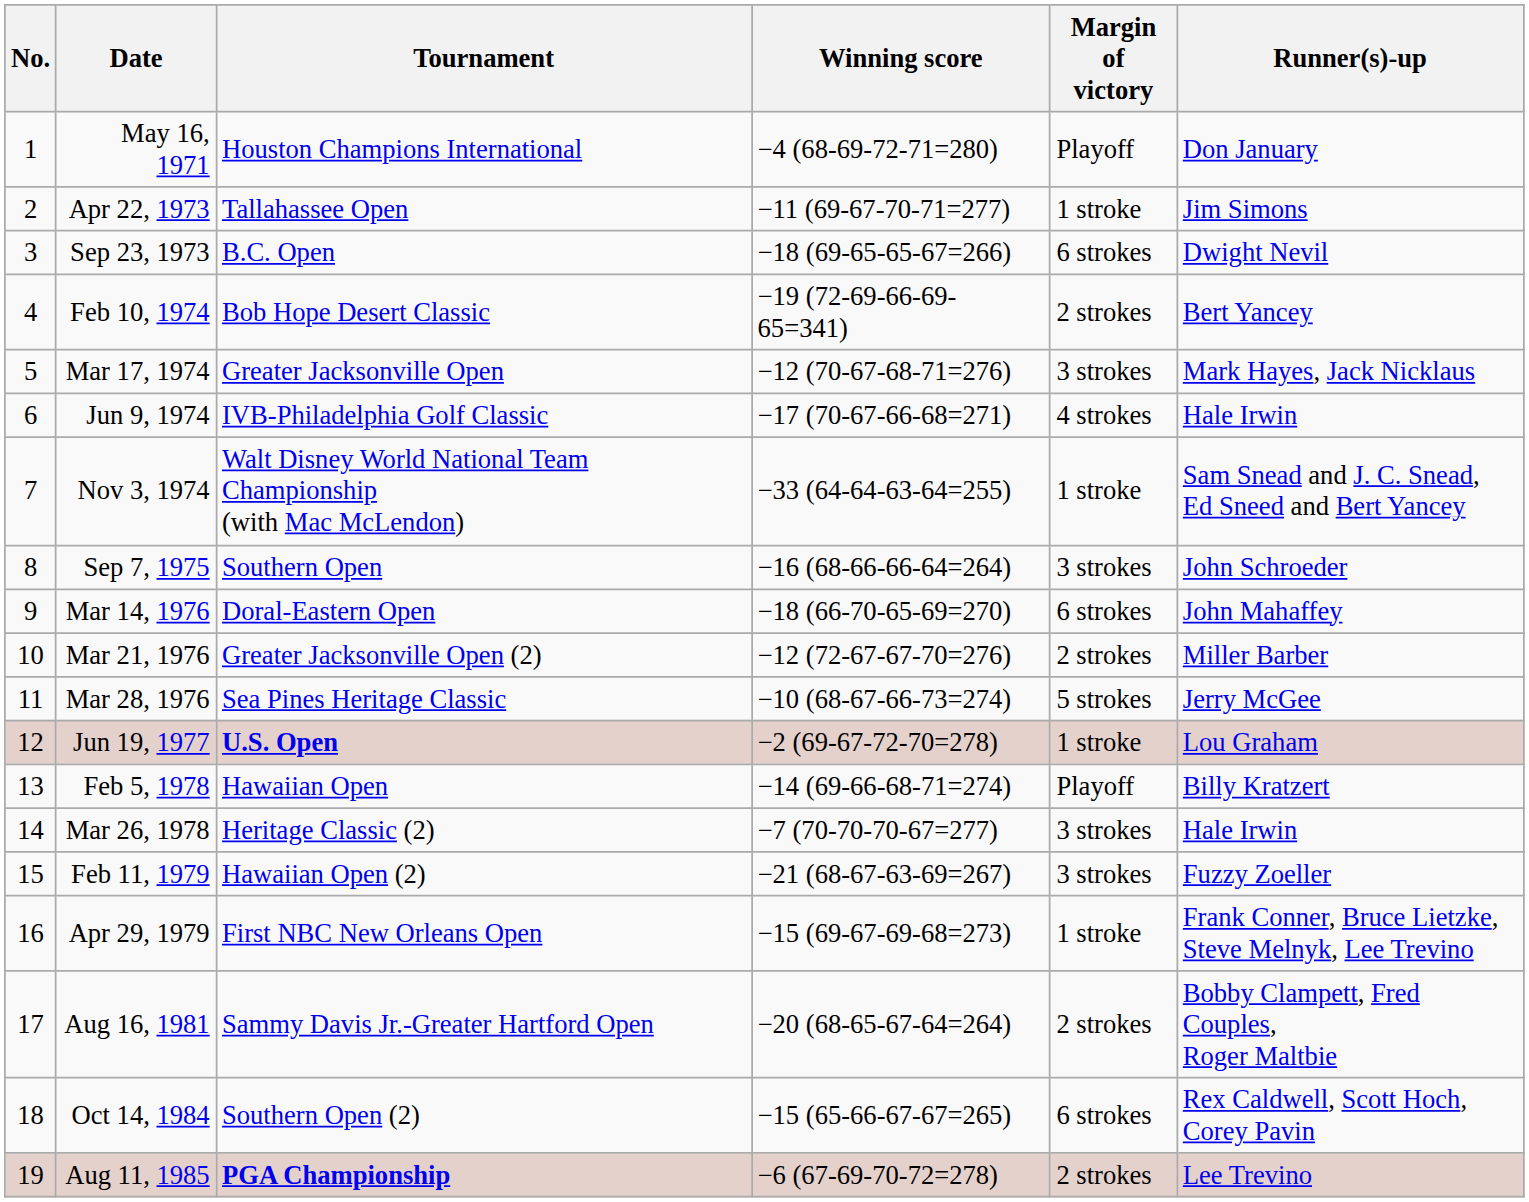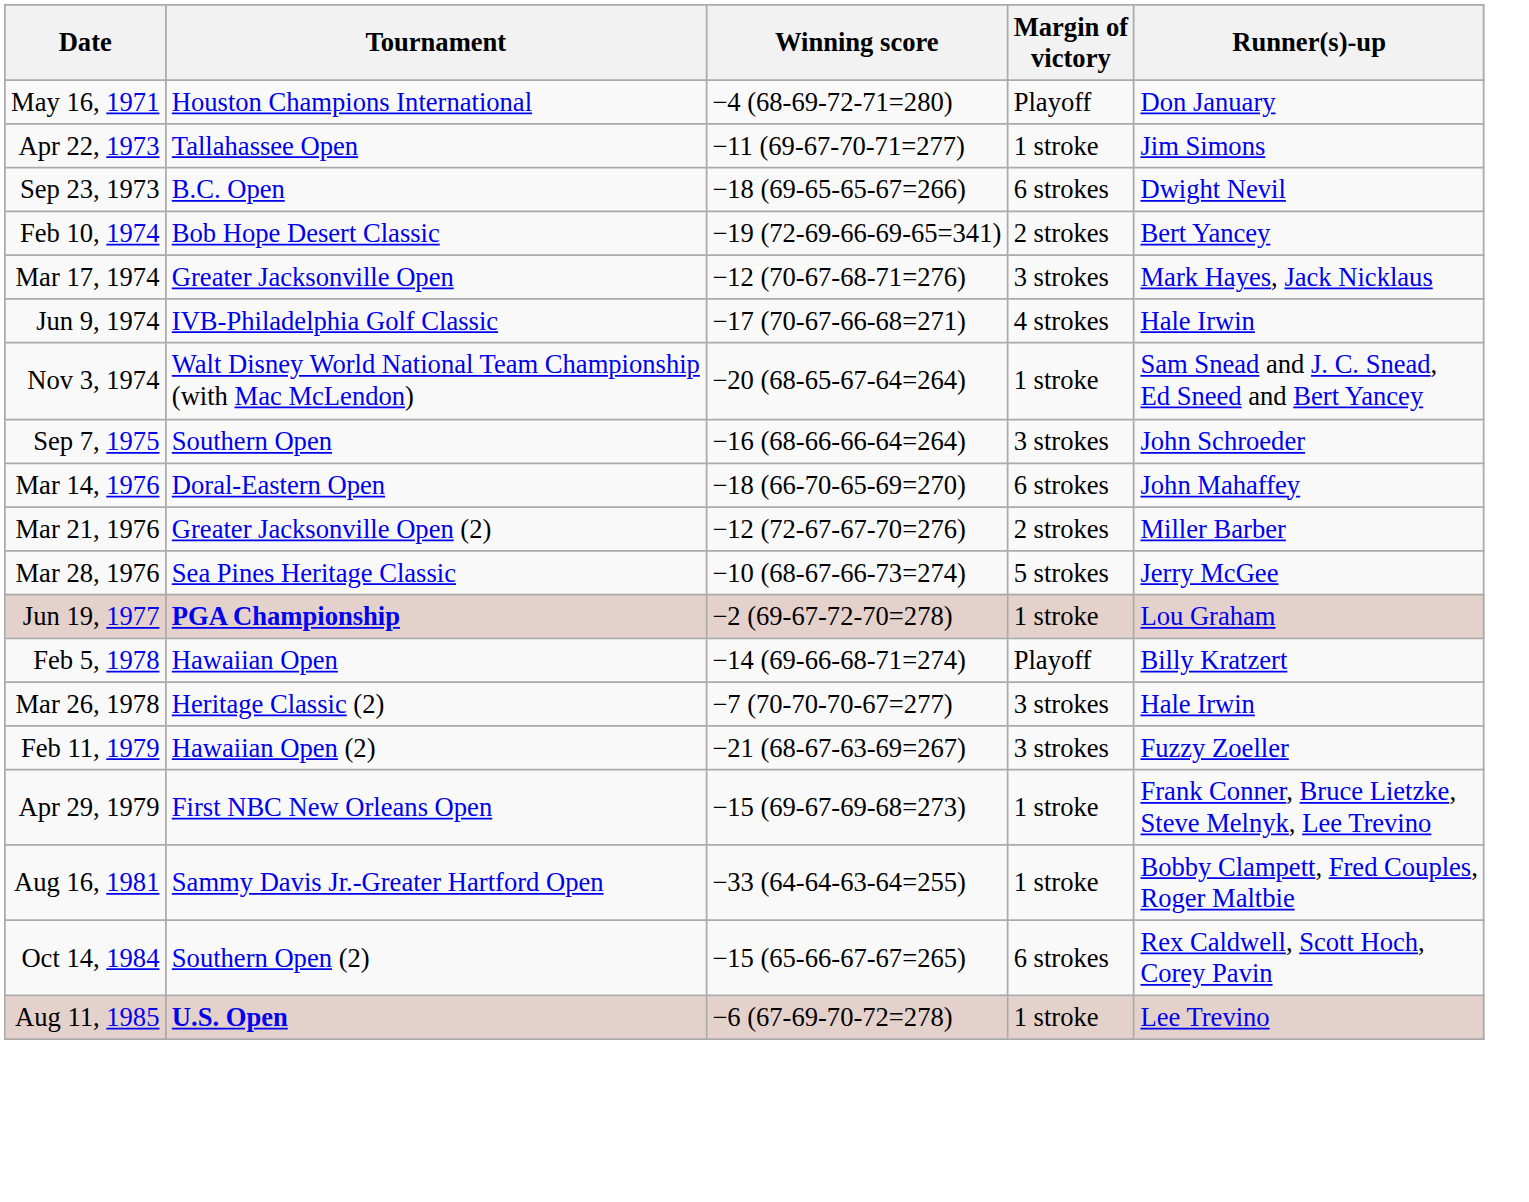- column: (31, 58)
(884, 491) −33 (64-64-63-64=255) -> (839, 380) −20 (68-65-67-64=264)
(280, 741) U.S. Open -> (286, 615) PGA Championship
(884, 1024) −20 (68-65-67-64=264) -> (839, 882) −33 (64-64-63-64=255)
(1104, 1024) 2 strokes -> (1056, 882) 1 stroke
(336, 1174) PGA Championship -> (230, 1017) U.S. Open
(1104, 1174) 2 strokes -> (1056, 1017) 1 stroke
